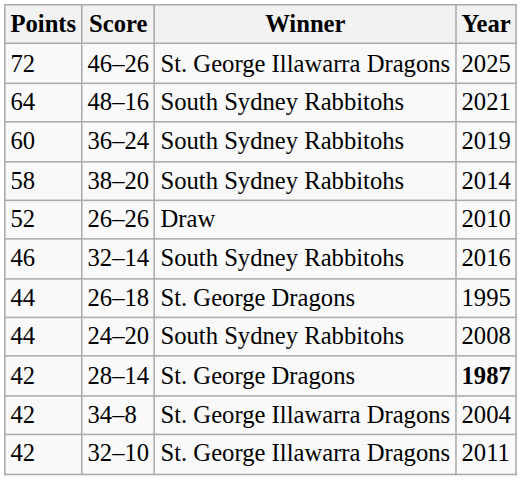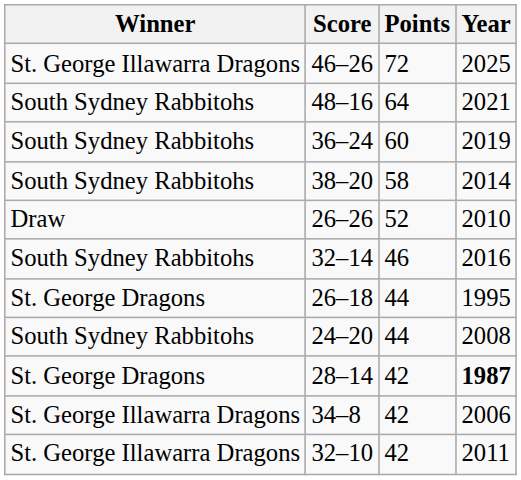columns swapped: (43, 24) <-> (305, 24)
(486, 414) 2004 -> (486, 414) 2006
